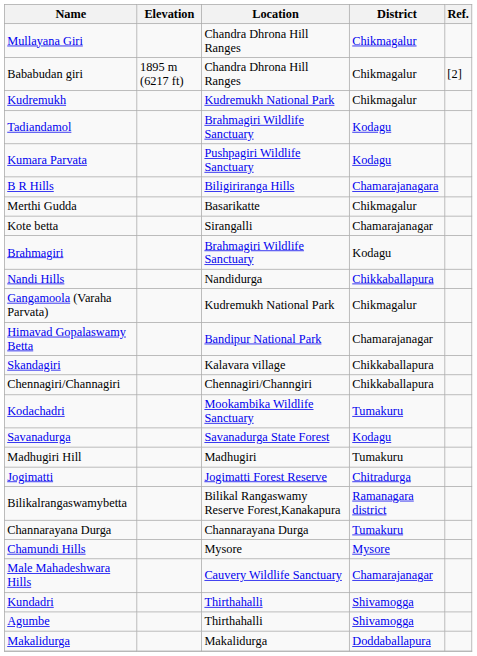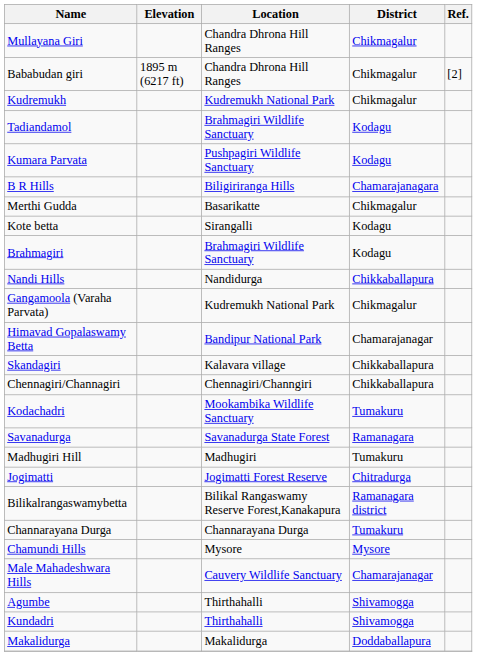(393, 226) Chamarajanagar -> (372, 226) Kodagu
(372, 437) Kodagu -> (383, 437) Ramanagara
rows swapped: (30, 602) <-> (28, 621)
